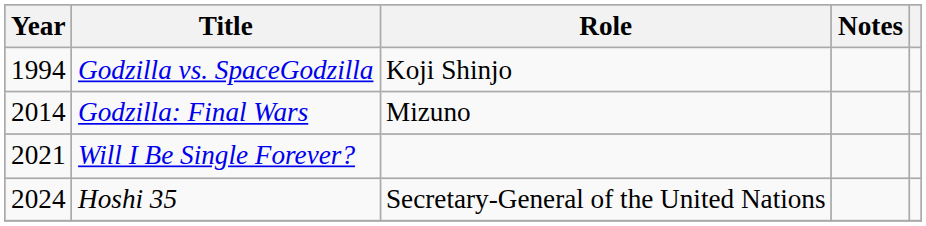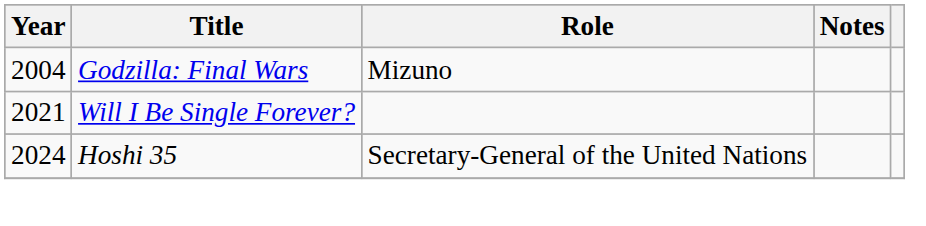- row: (226, 69)
(38, 112) 2014 -> (38, 69) 2004
